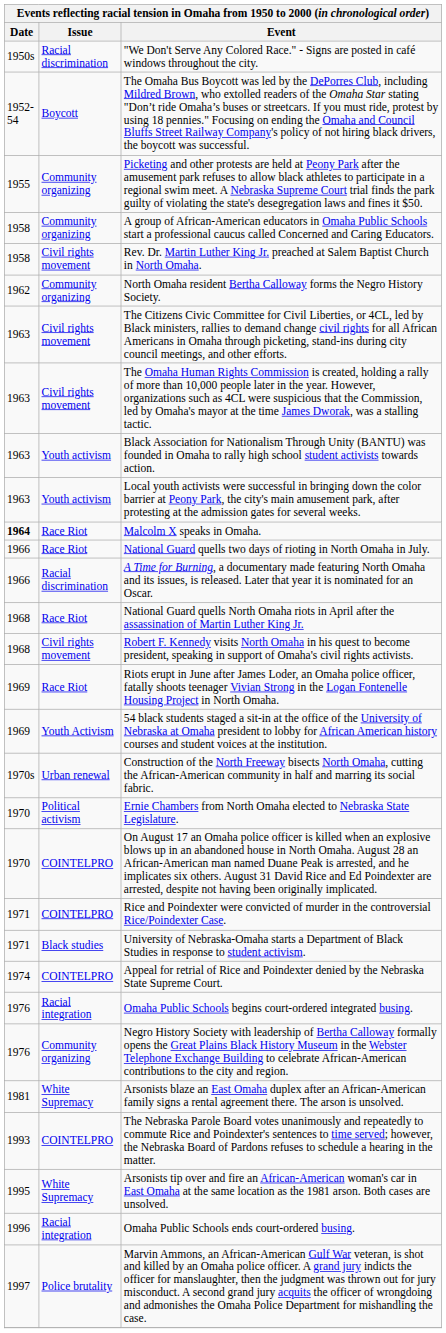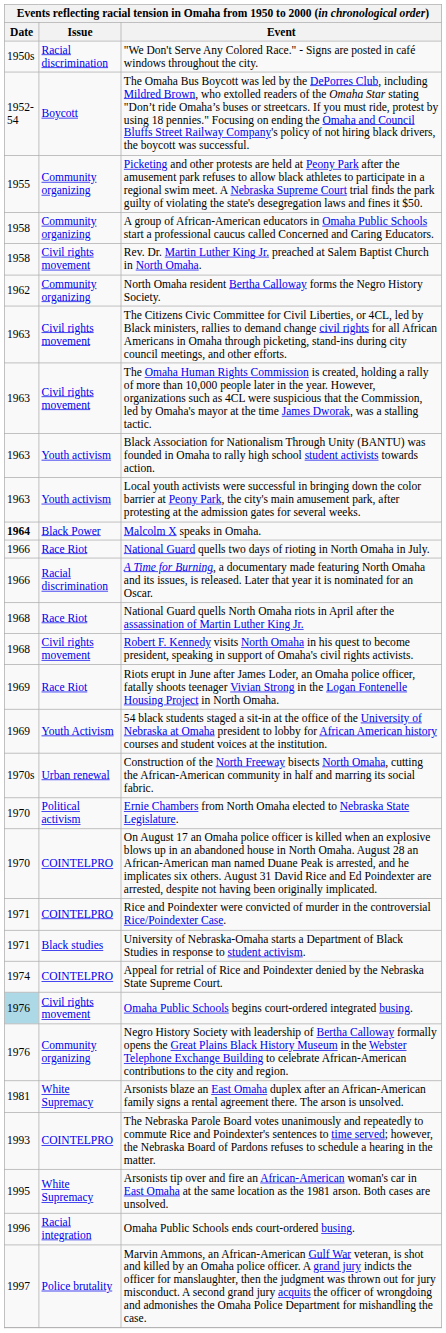(64, 530) Race Riot -> (71, 530) Black Power
(19, 1008) no background -> (19, 1008) lightblue background
(66, 1008) Racial integration -> (68, 1008) Civil rights movement
